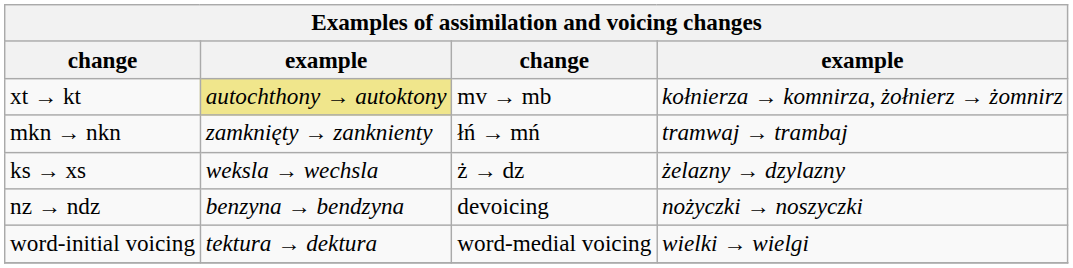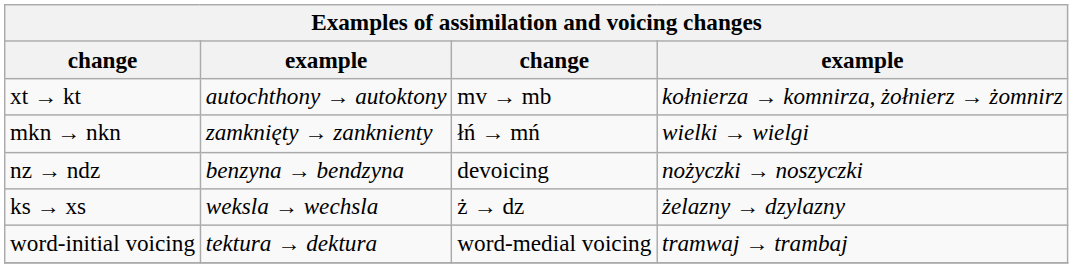(326, 96) khaki background -> (326, 96) no background
(755, 133) tramwaj → trambaj -> (735, 133) wielki → wielgi
rows swapped: (48, 170) <-> (55, 206)
(735, 243) wielki → wielgi -> (755, 243) tramwaj → trambaj
